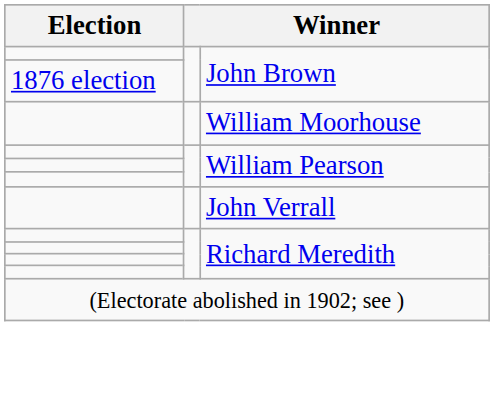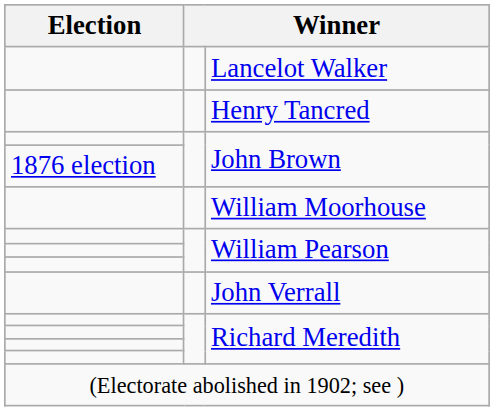+ row: (94, 68)
+ row: (94, 111)
